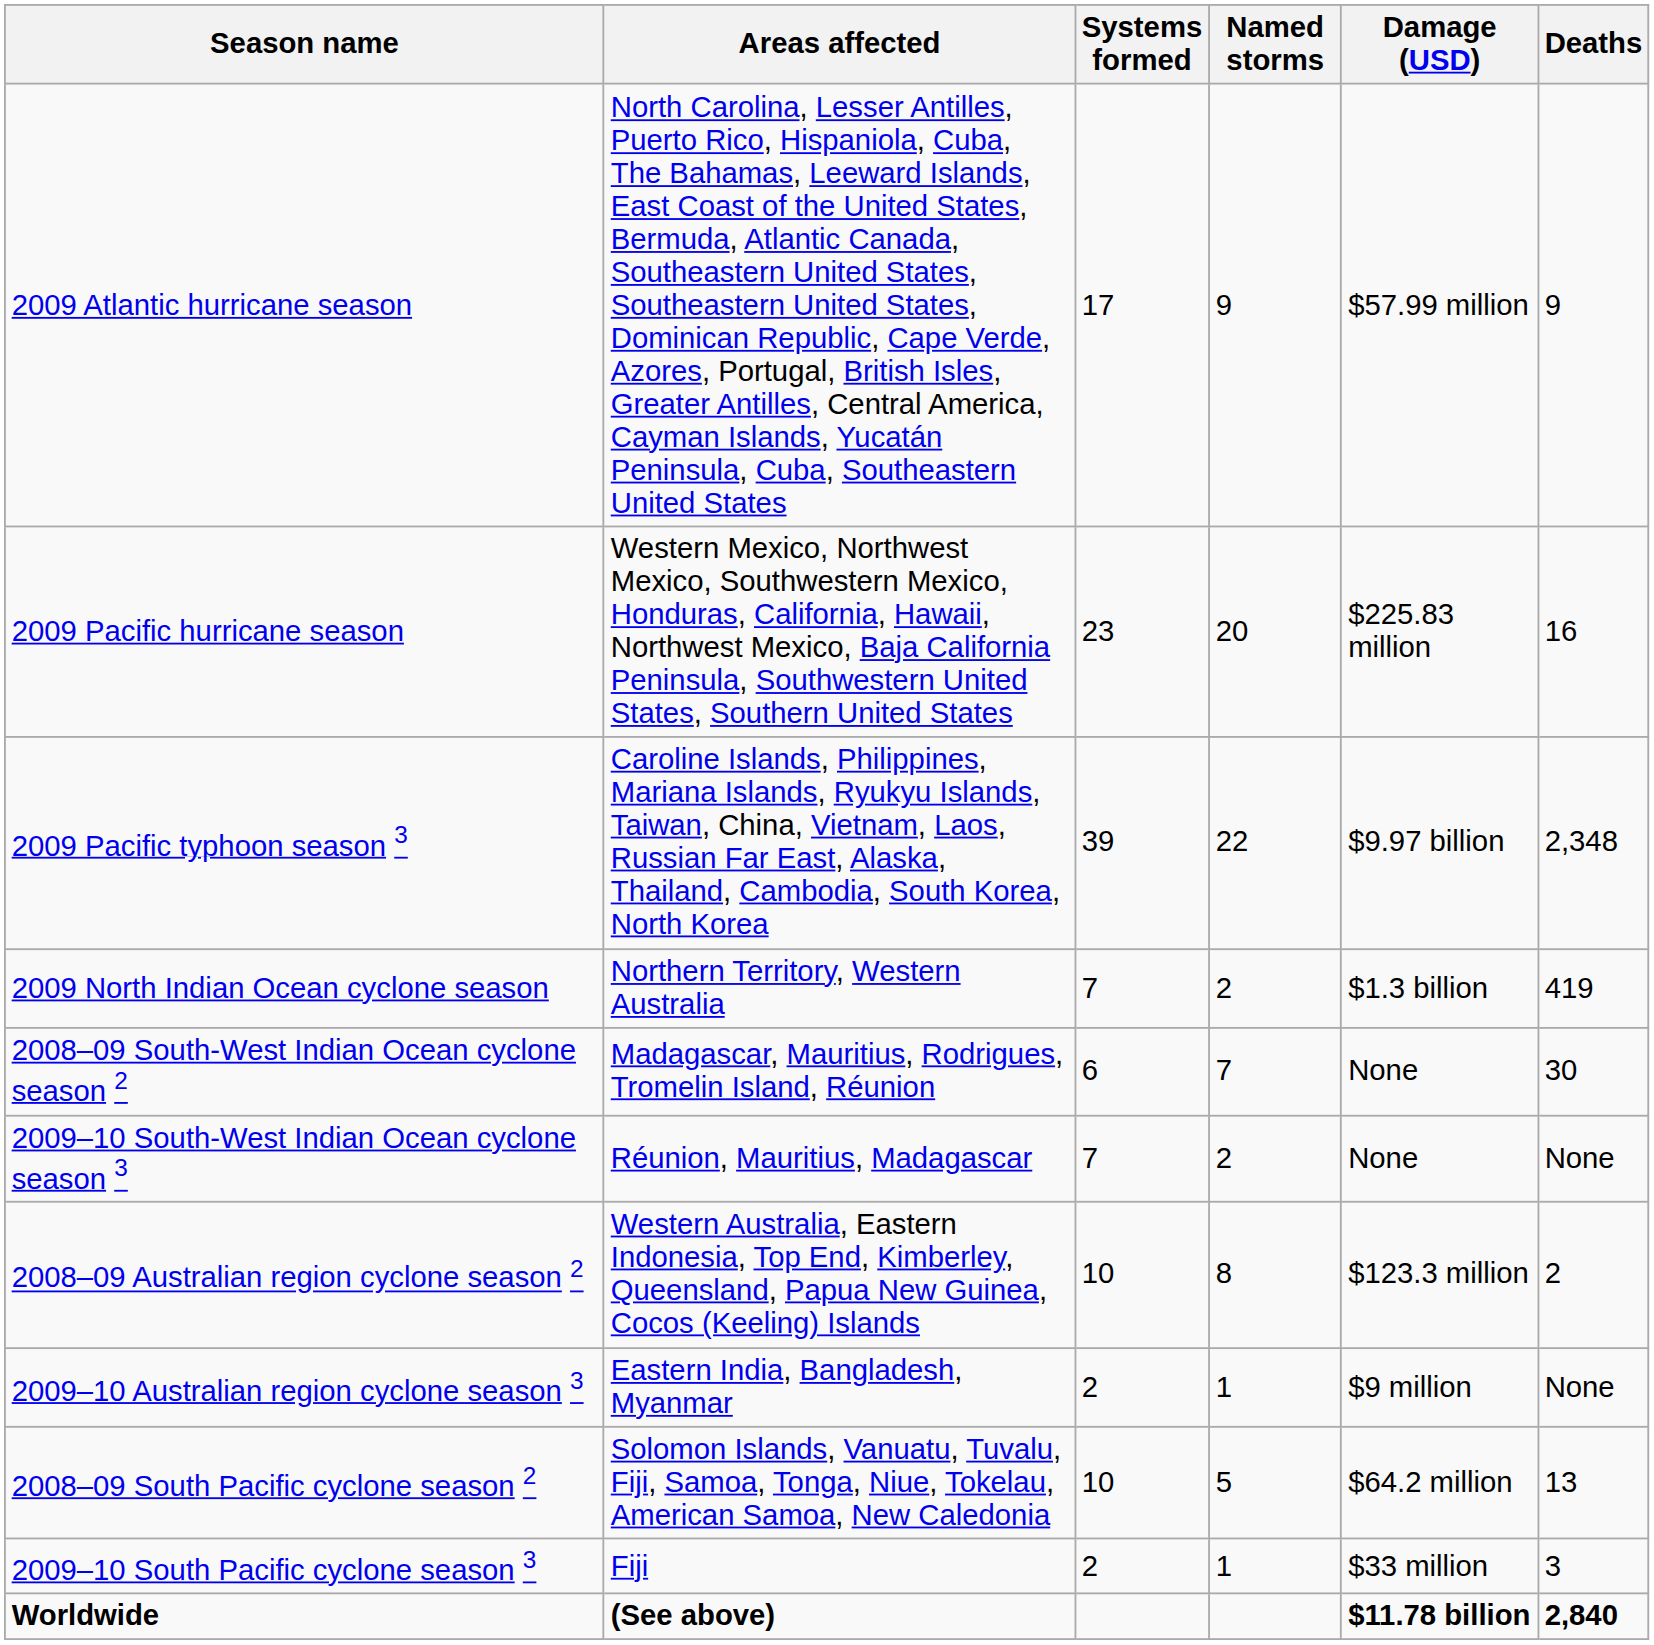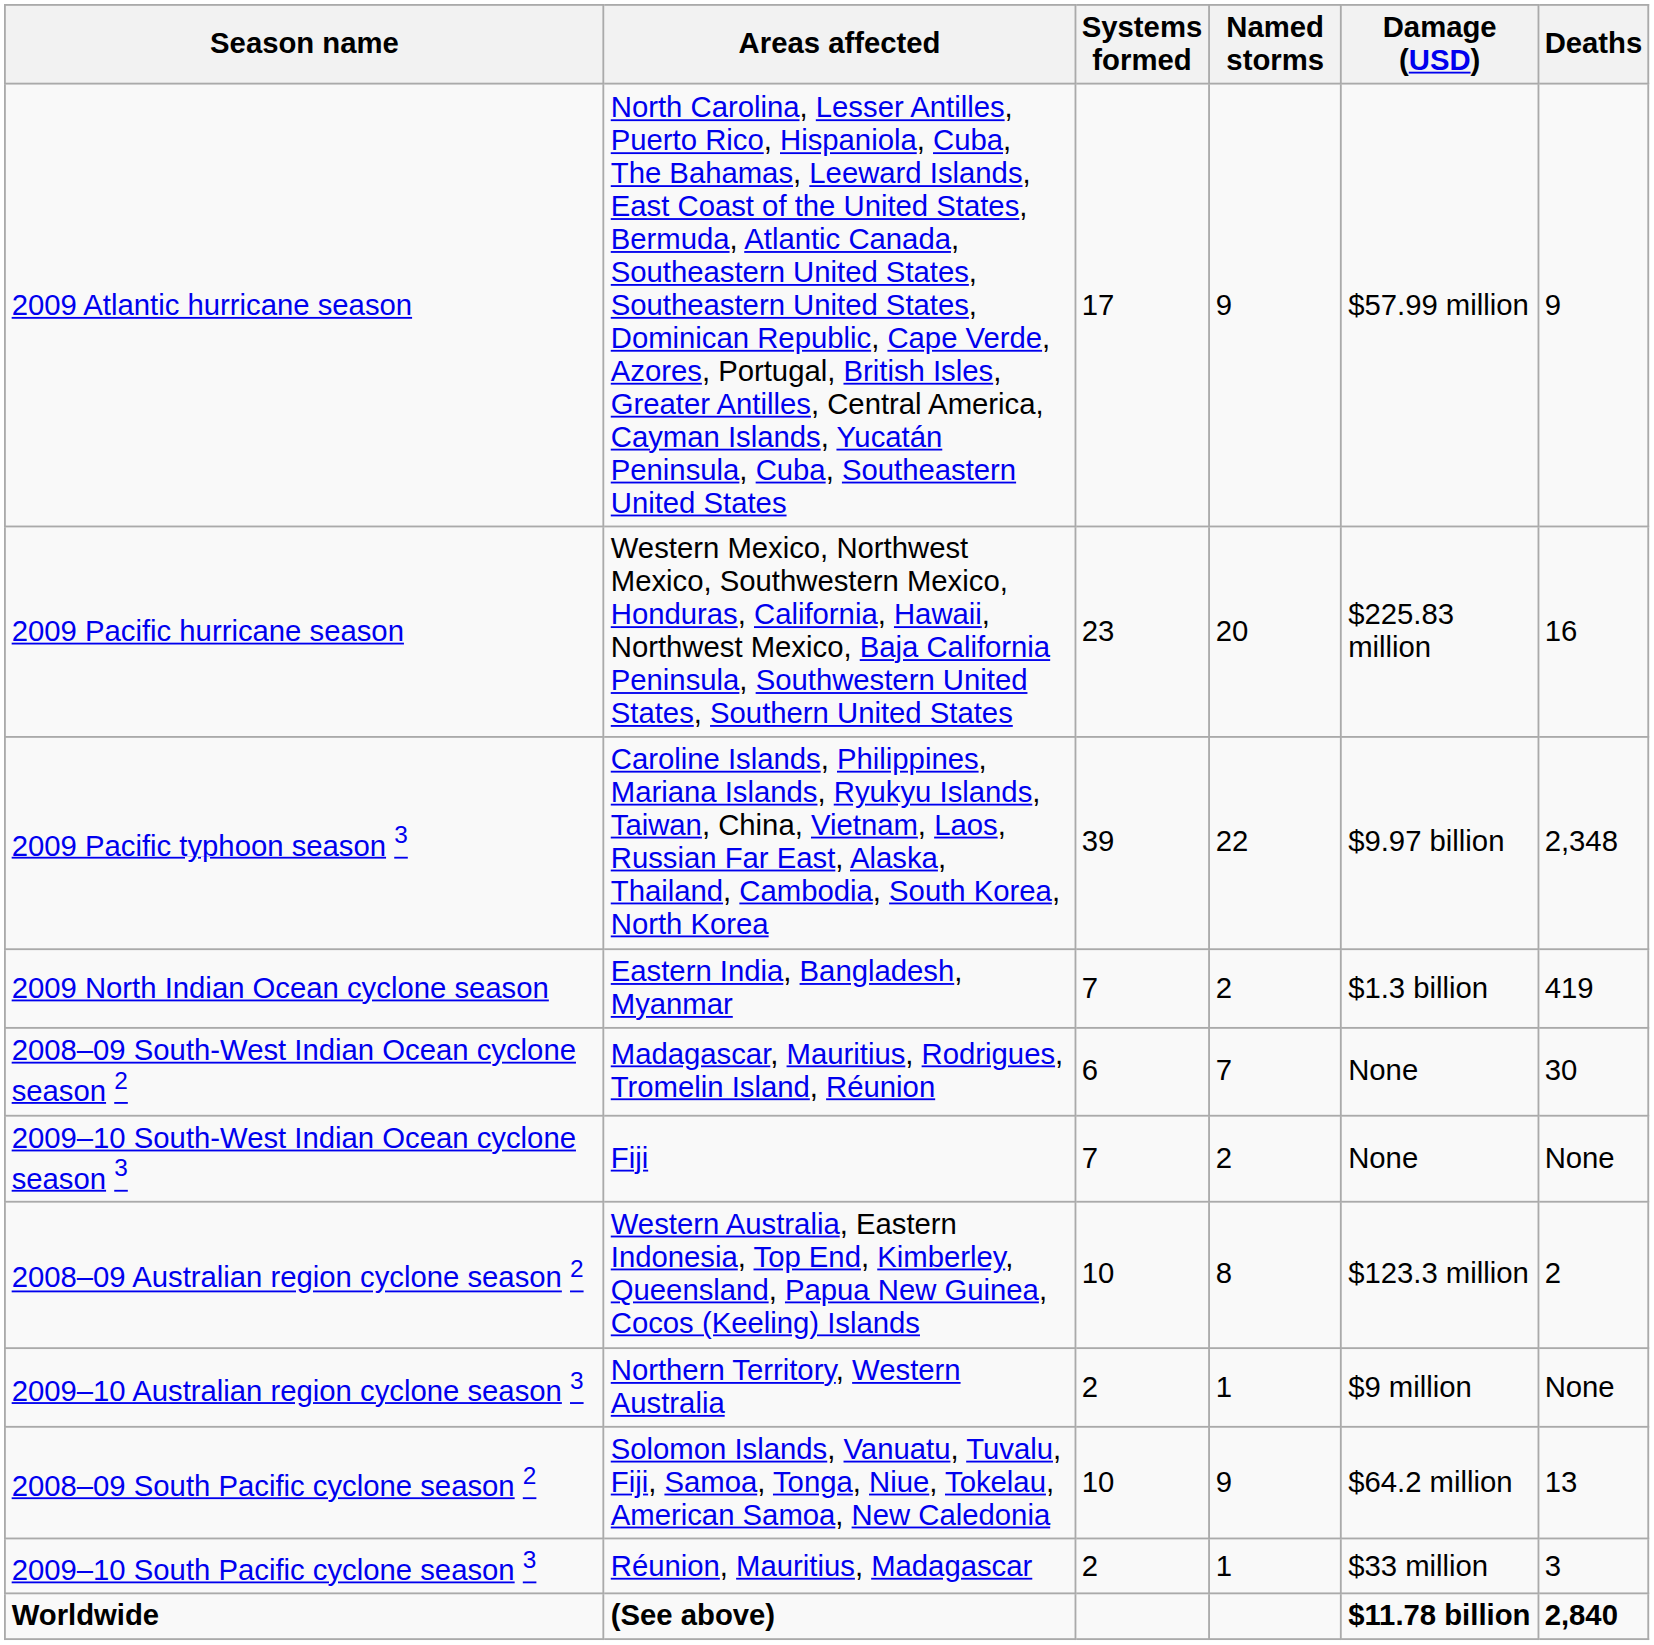(786, 987) Northern Territory, Western Australia -> (787, 987) Eastern India, Bangladesh, Myanmar
(822, 1158) Réunion, Mauritius, Madagascar -> (629, 1158) Fiji
(787, 1386) Eastern India, Bangladesh, Myanmar -> (786, 1386) Northern Territory, Western Australia
(1224, 1482) 5 -> (1224, 1482) 9
(629, 1565) Fiji -> (822, 1565) Réunion, Mauritius, Madagascar
